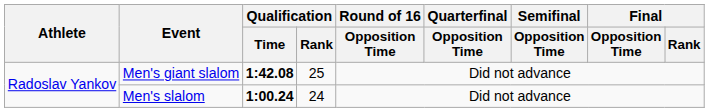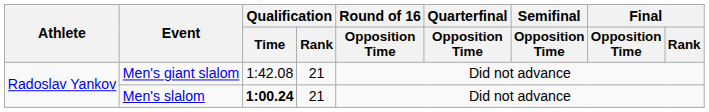(270, 74) bold -> (270, 74) normal
(317, 74) 25 -> (317, 74) 21
(317, 96) 24 -> (317, 96) 21
